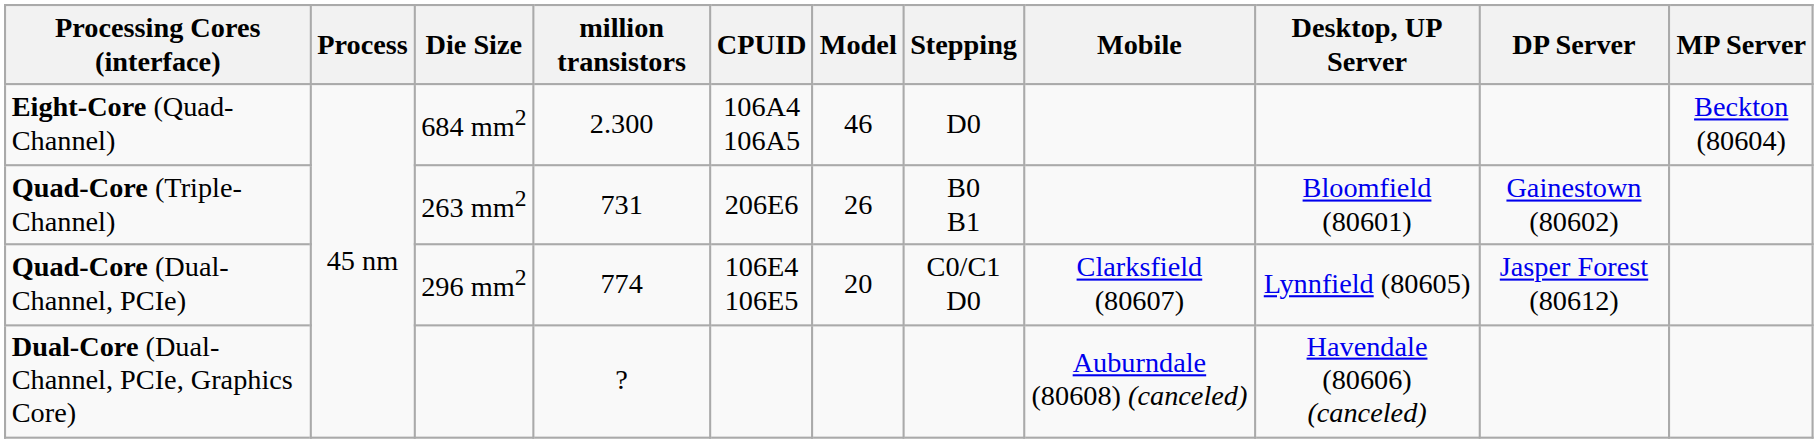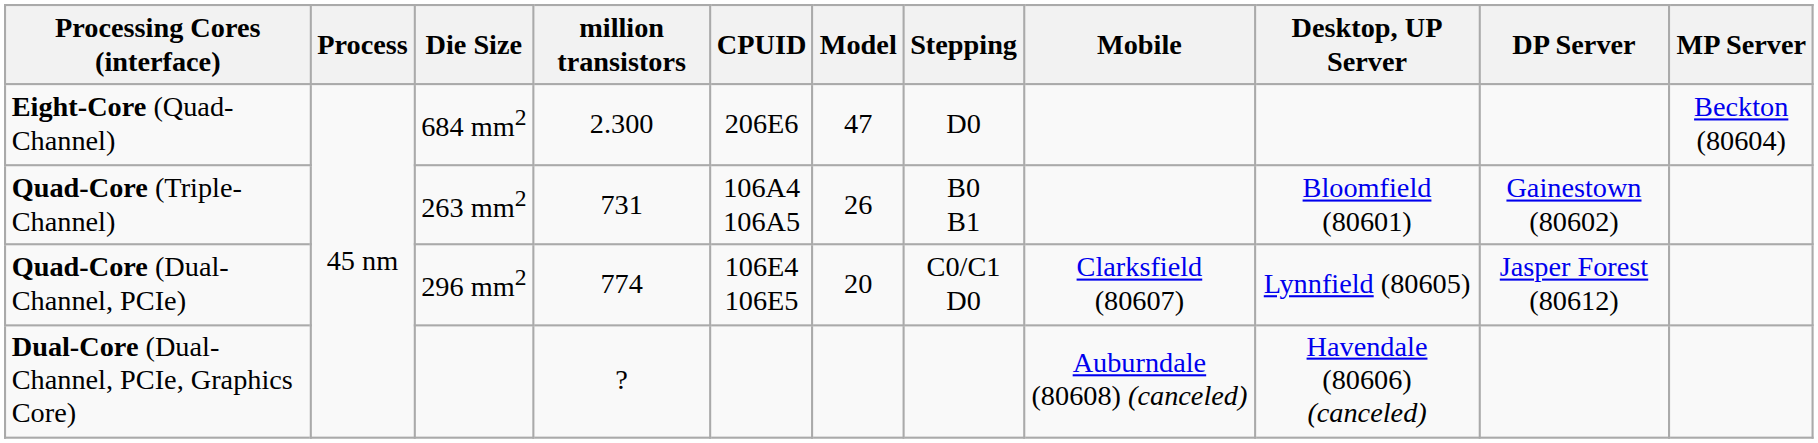(762, 124) 106A4 106A5 -> (762, 124) 206E6
(858, 124) 46 -> (858, 124) 47
(762, 203) 206E6 -> (762, 203) 106A4 106A5
